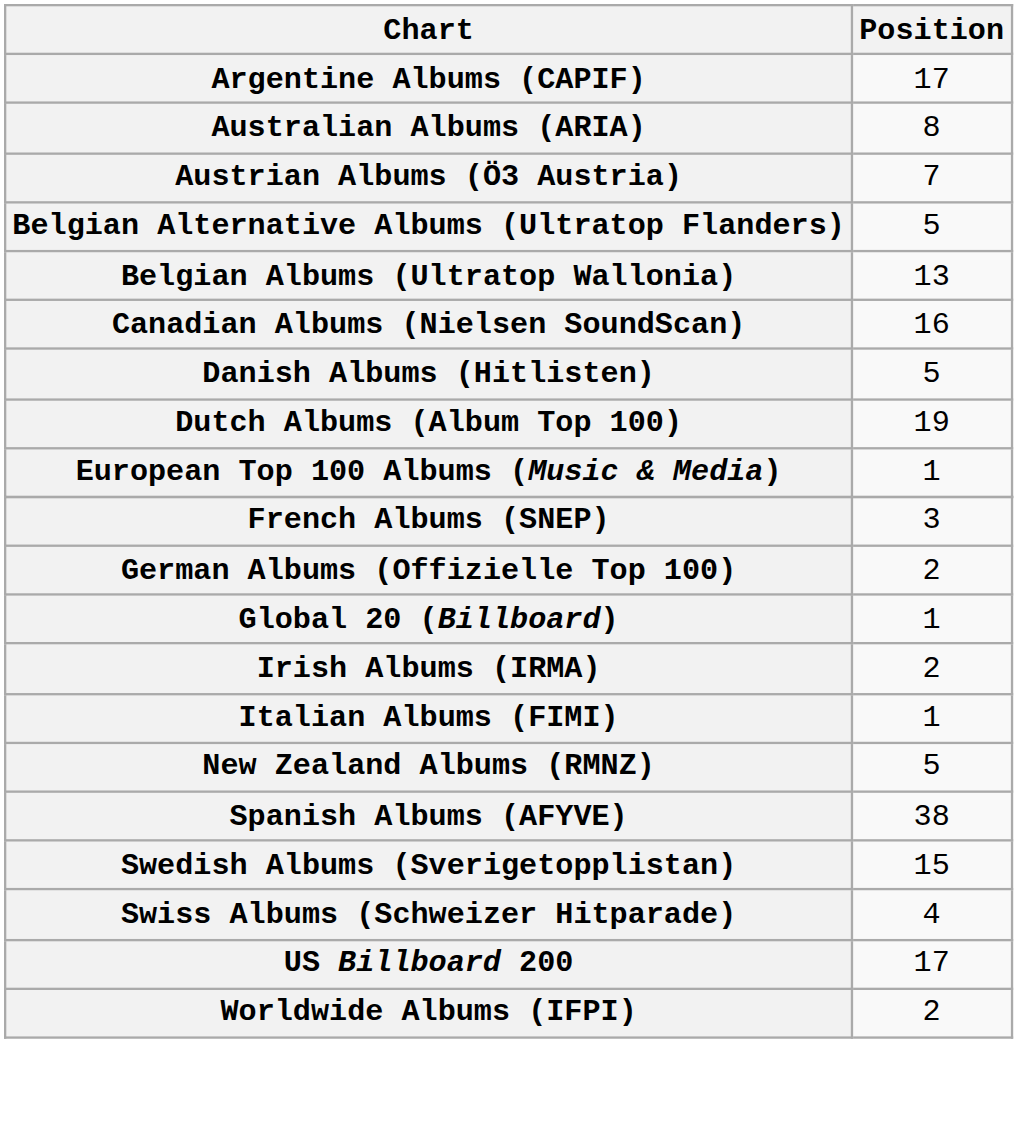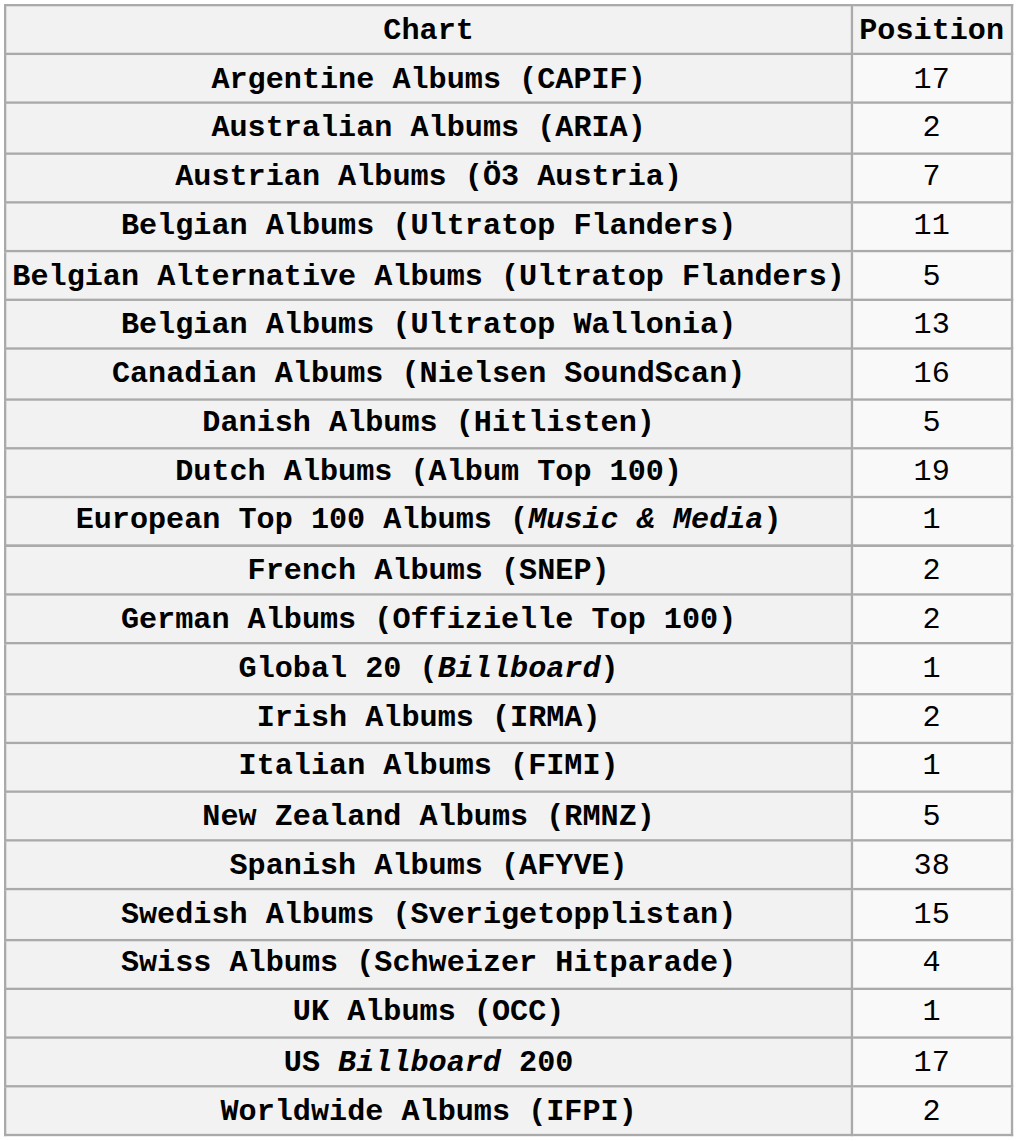(932, 128) 8 -> (932, 128) 2
+ row: (429, 226)
(932, 521) 3 -> (932, 570) 2
+ row: (429, 1013)
